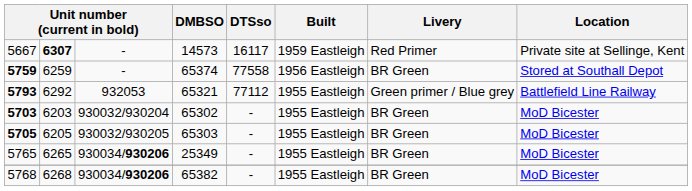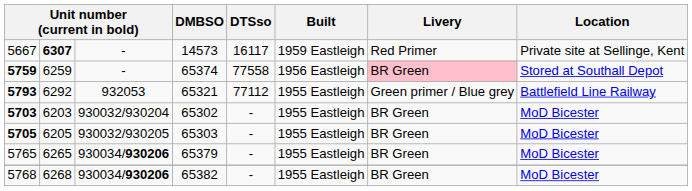(400, 71) no background -> (400, 71) pink background
(200, 154) 25349 -> (200, 154) 65379
